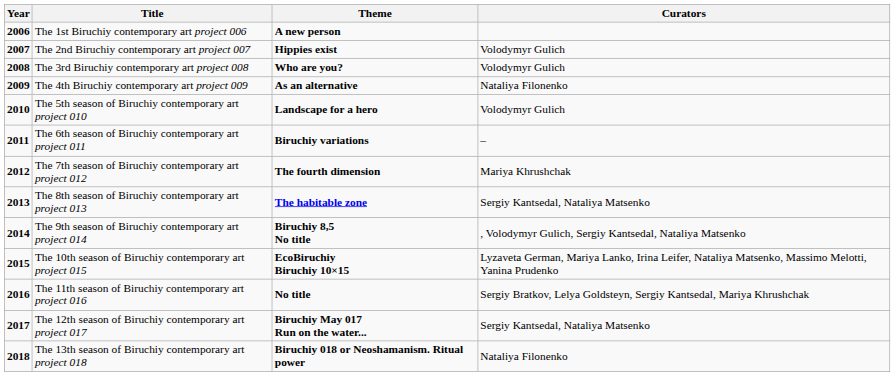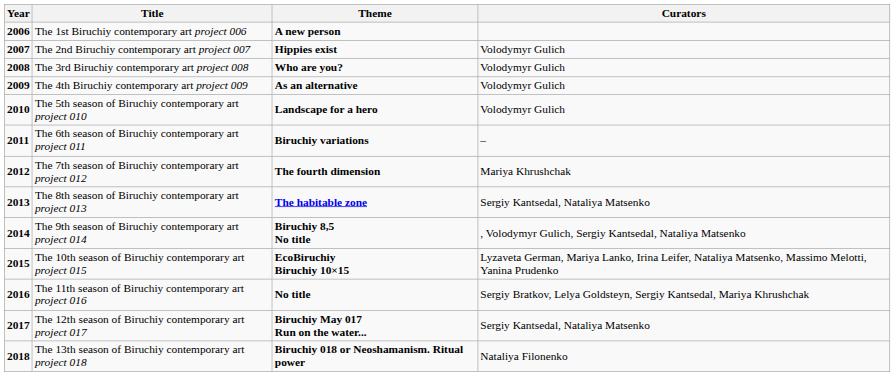(524, 85) Nataliya Filonenko -> (523, 85) Volodymyr Gulich
